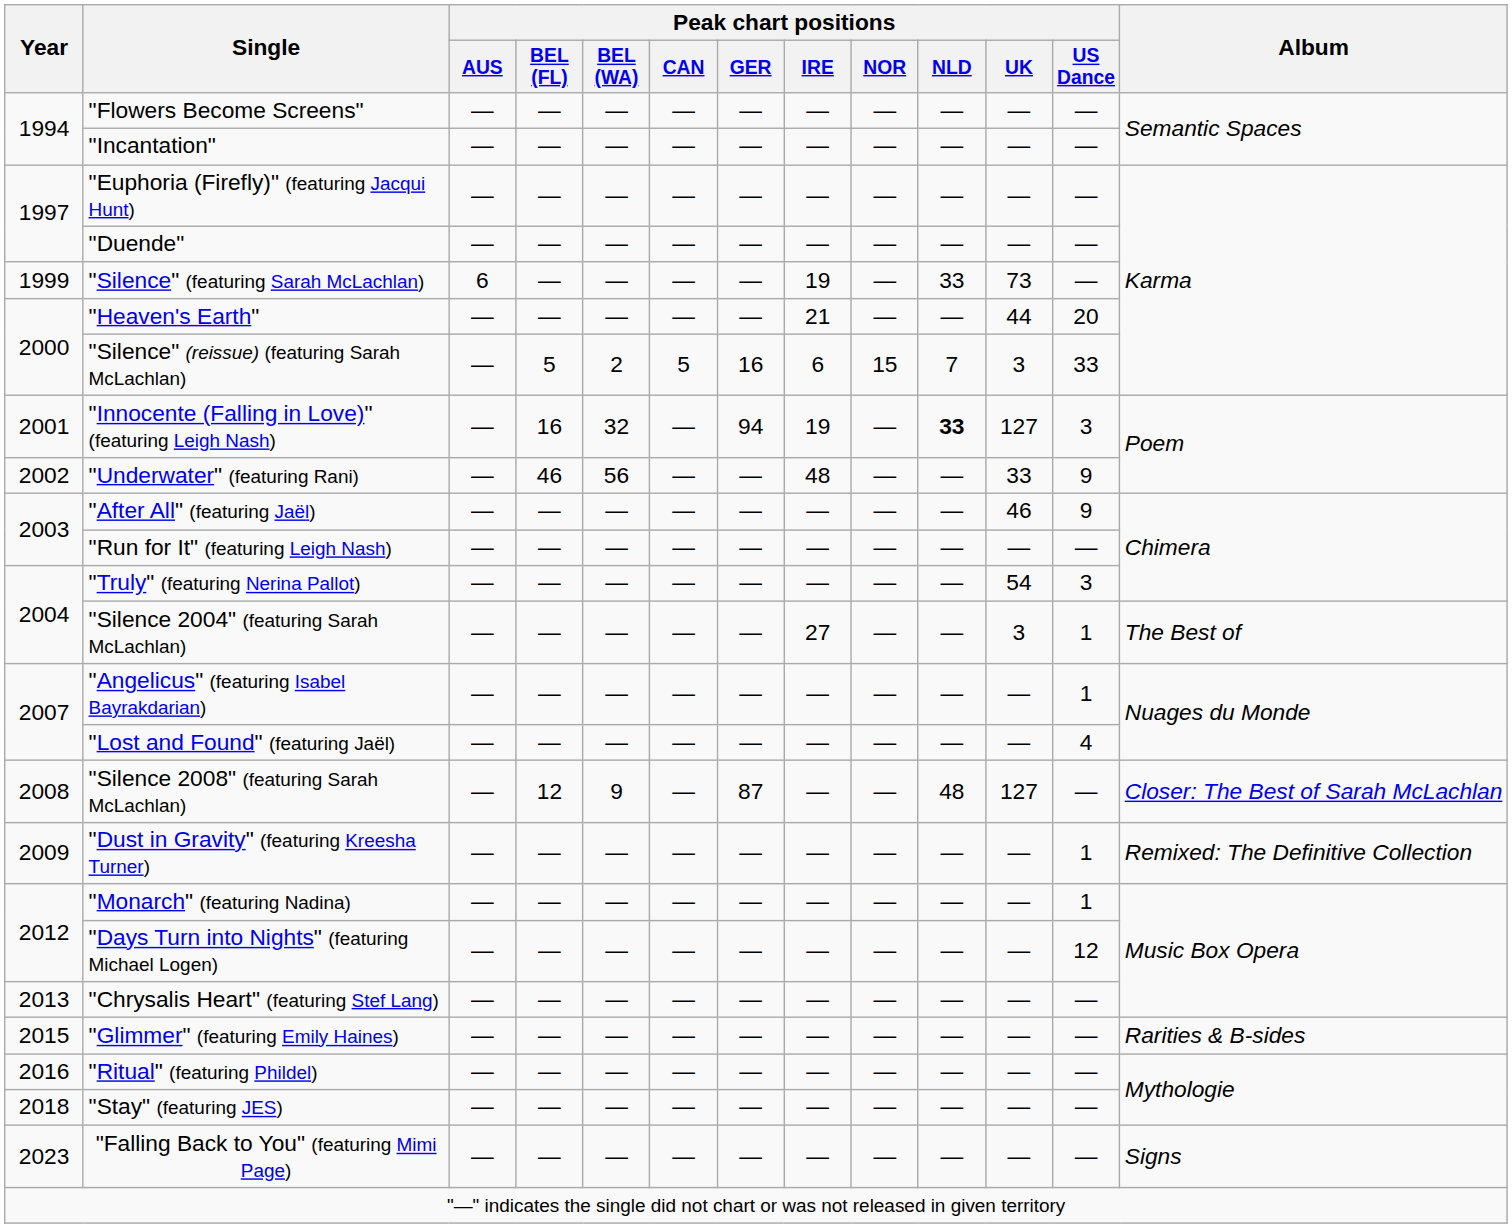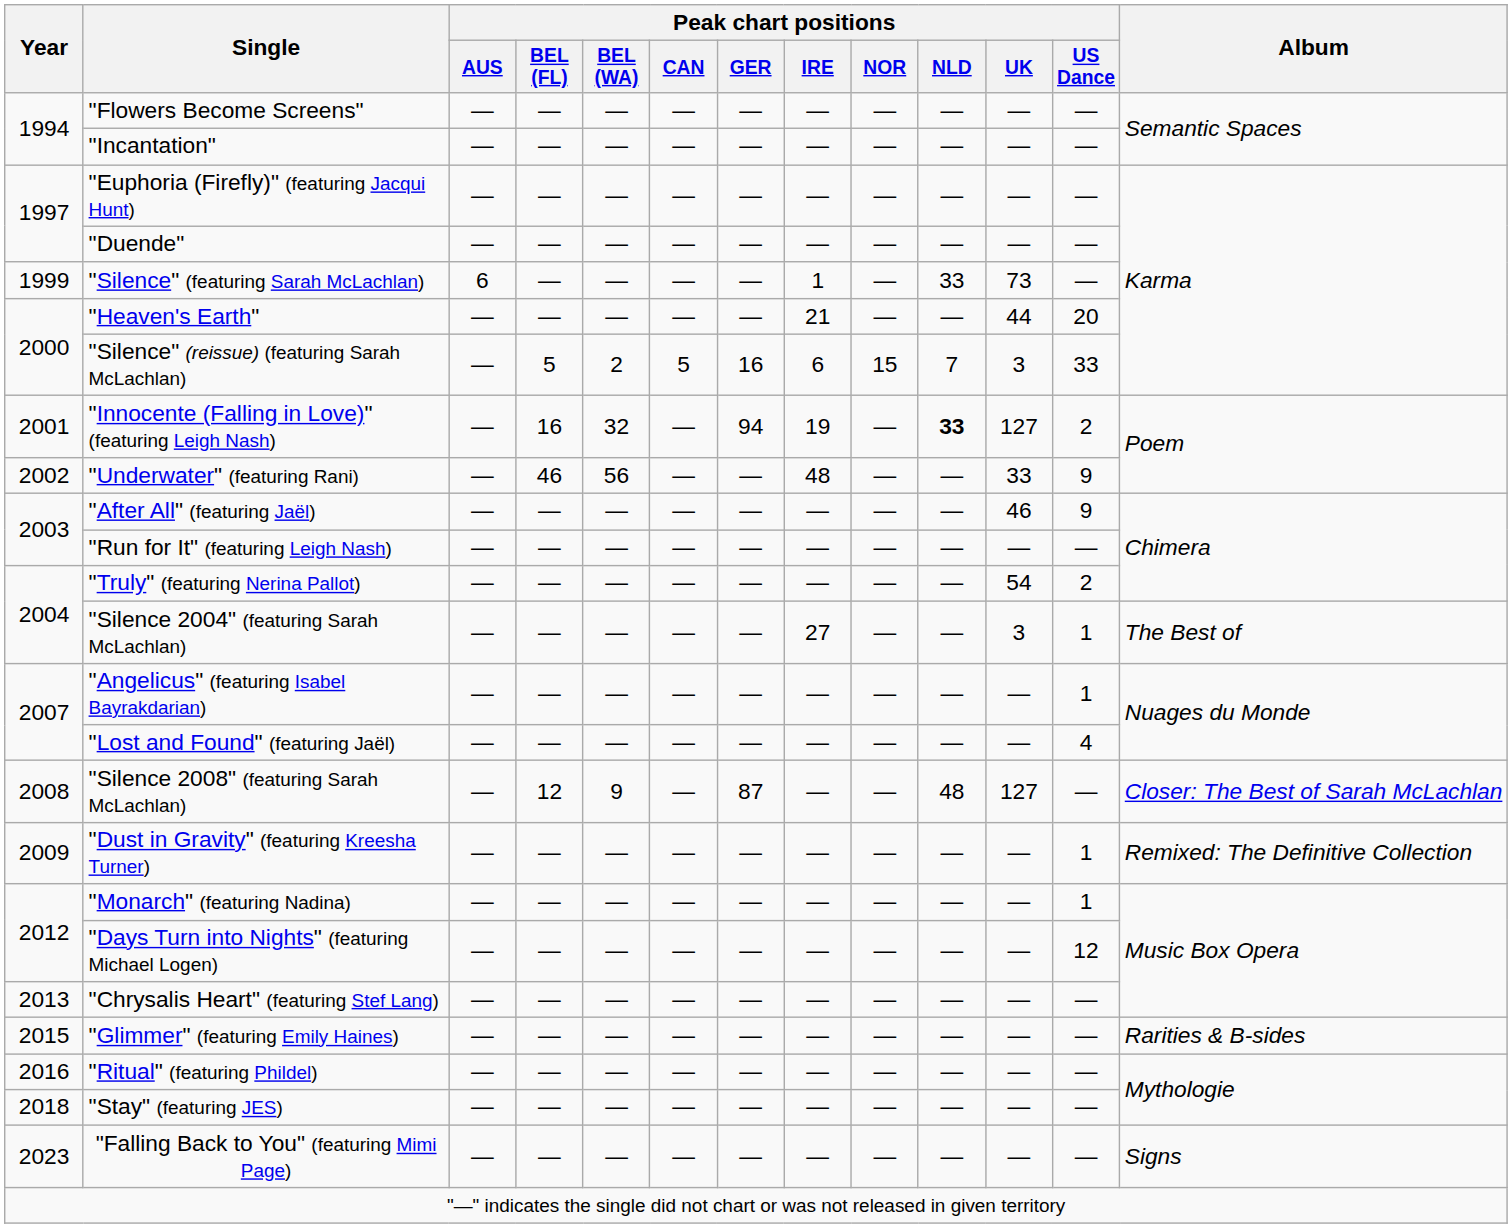(818, 279) 19 -> (818, 279) 1
(1086, 426) 3 -> (1086, 426) 2
(1086, 583) 3 -> (1086, 583) 2
